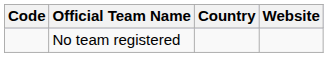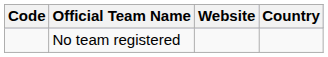columns swapped: (227, 16) <-> (291, 16)
